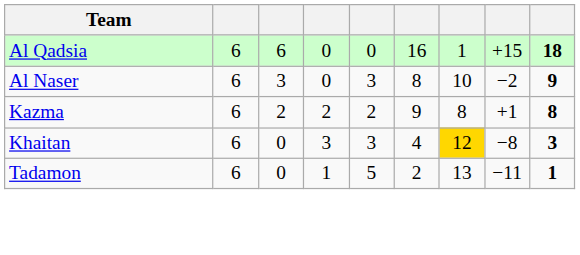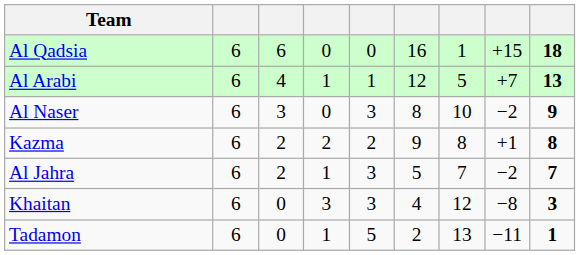+ row: (43, 81)
+ row: (42, 173)
(462, 142) gold background -> (462, 204) no background
